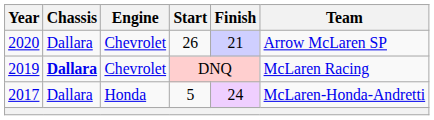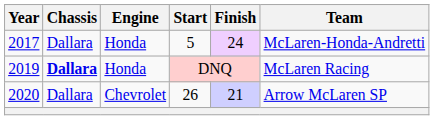rows swapped: (24, 95) <-> (24, 43)
(135, 69) Chevrolet -> (125, 69) Honda
